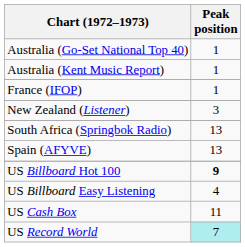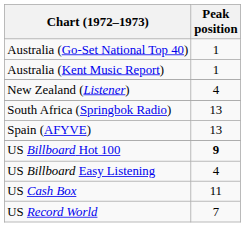- row: (45, 89)
(216, 110) 3 -> (216, 89) 4
(216, 232) paleturquoise background -> (216, 211) no background
